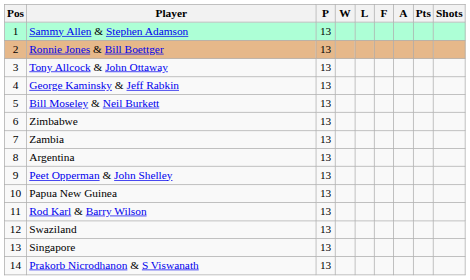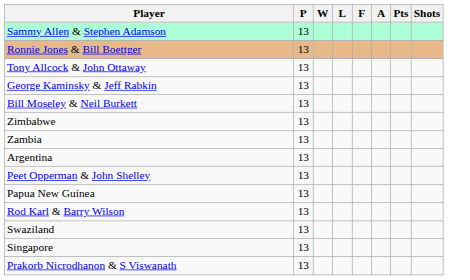- column: (15, 13)
